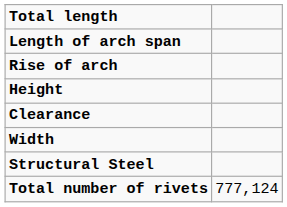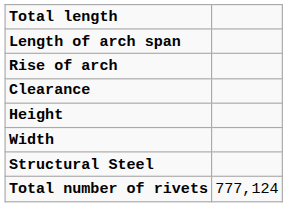rows swapped: (50, 115) <-> (36, 91)
